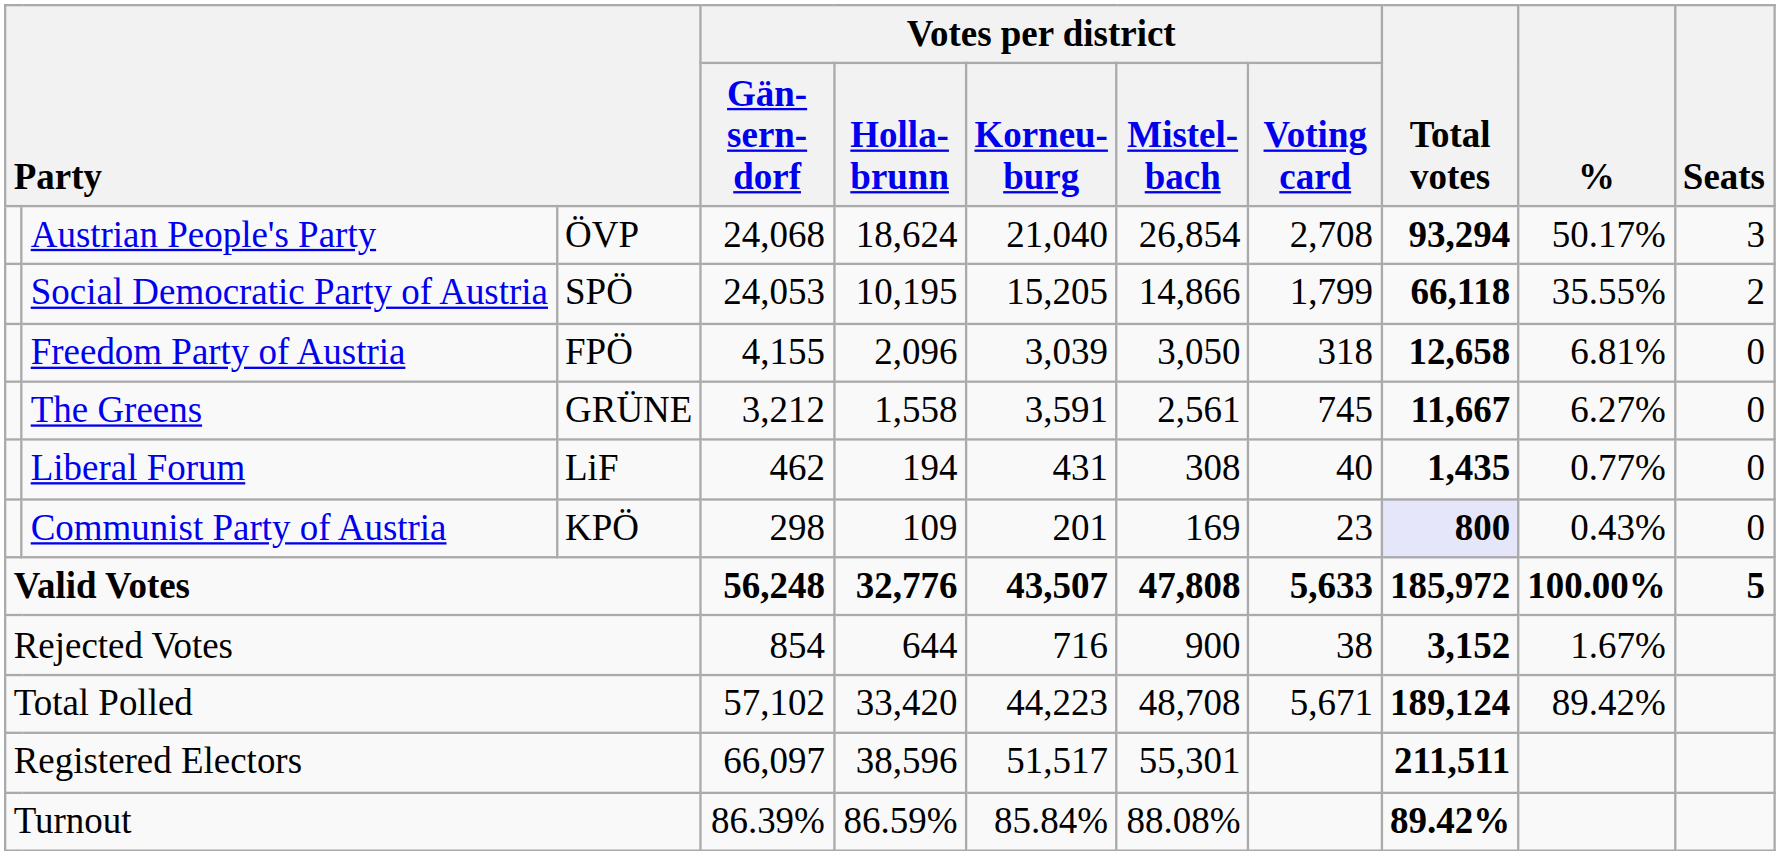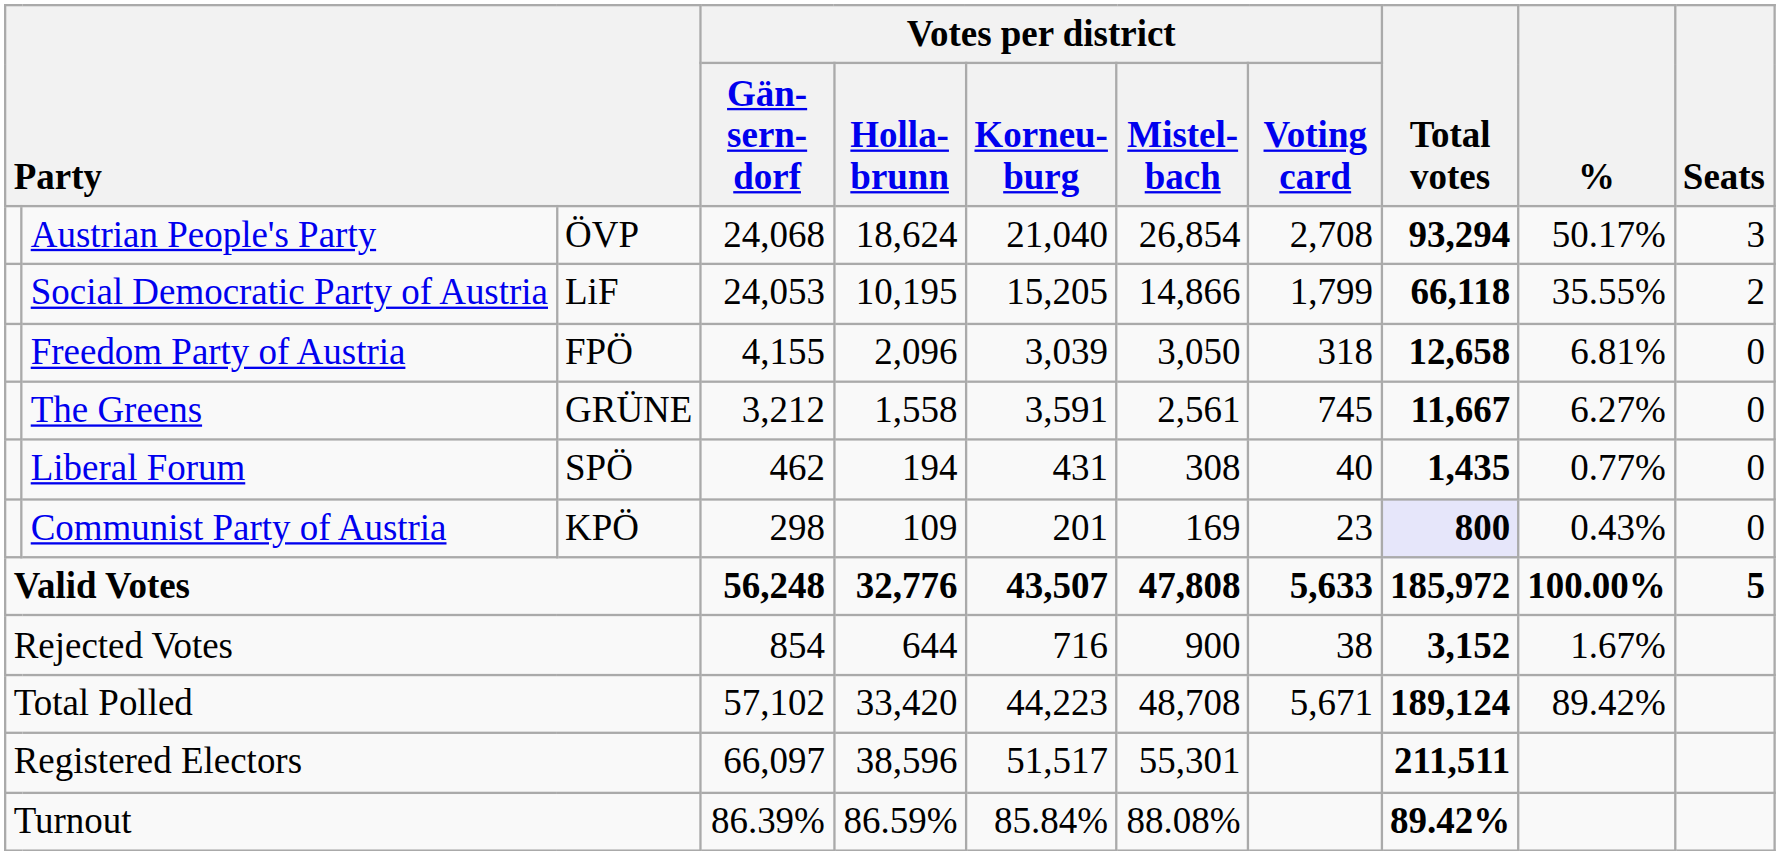(599, 292) SPÖ -> (592, 292) LiF
(592, 468) LiF -> (599, 468) SPÖ
